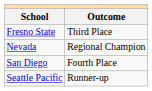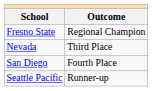(90, 32) Third Place -> (106, 32) Regional Champion
(106, 47) Regional Champion -> (90, 47) Third Place
